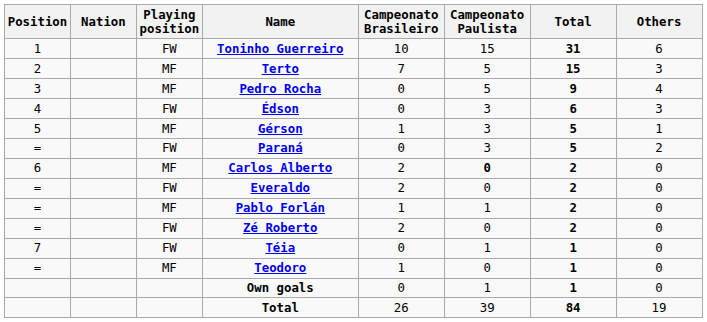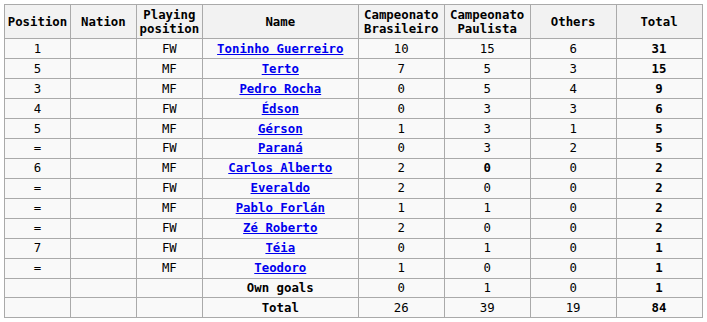columns swapped: (659, 22) <-> (573, 22)
(37, 69) 2 -> (37, 69) 5
